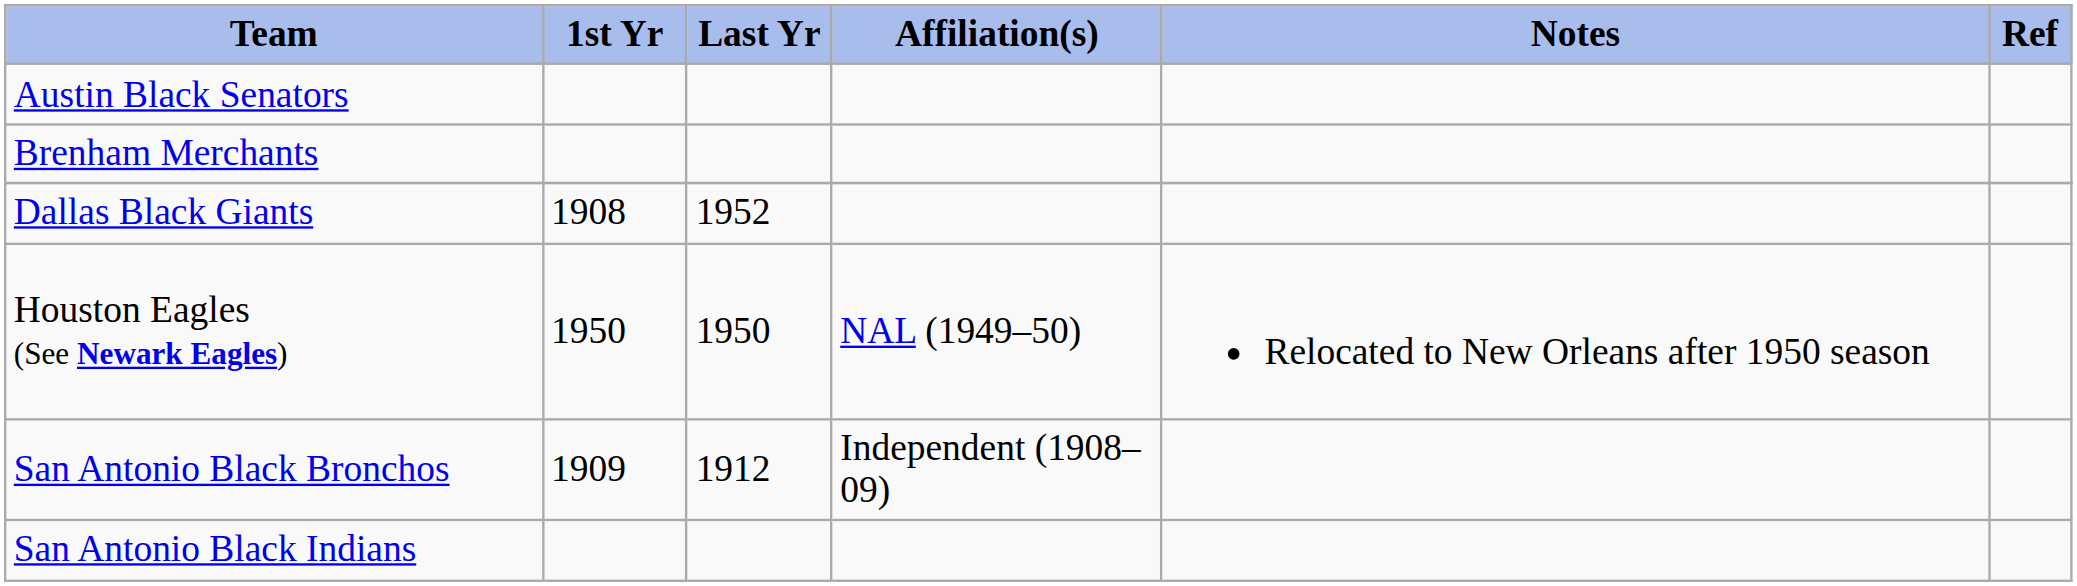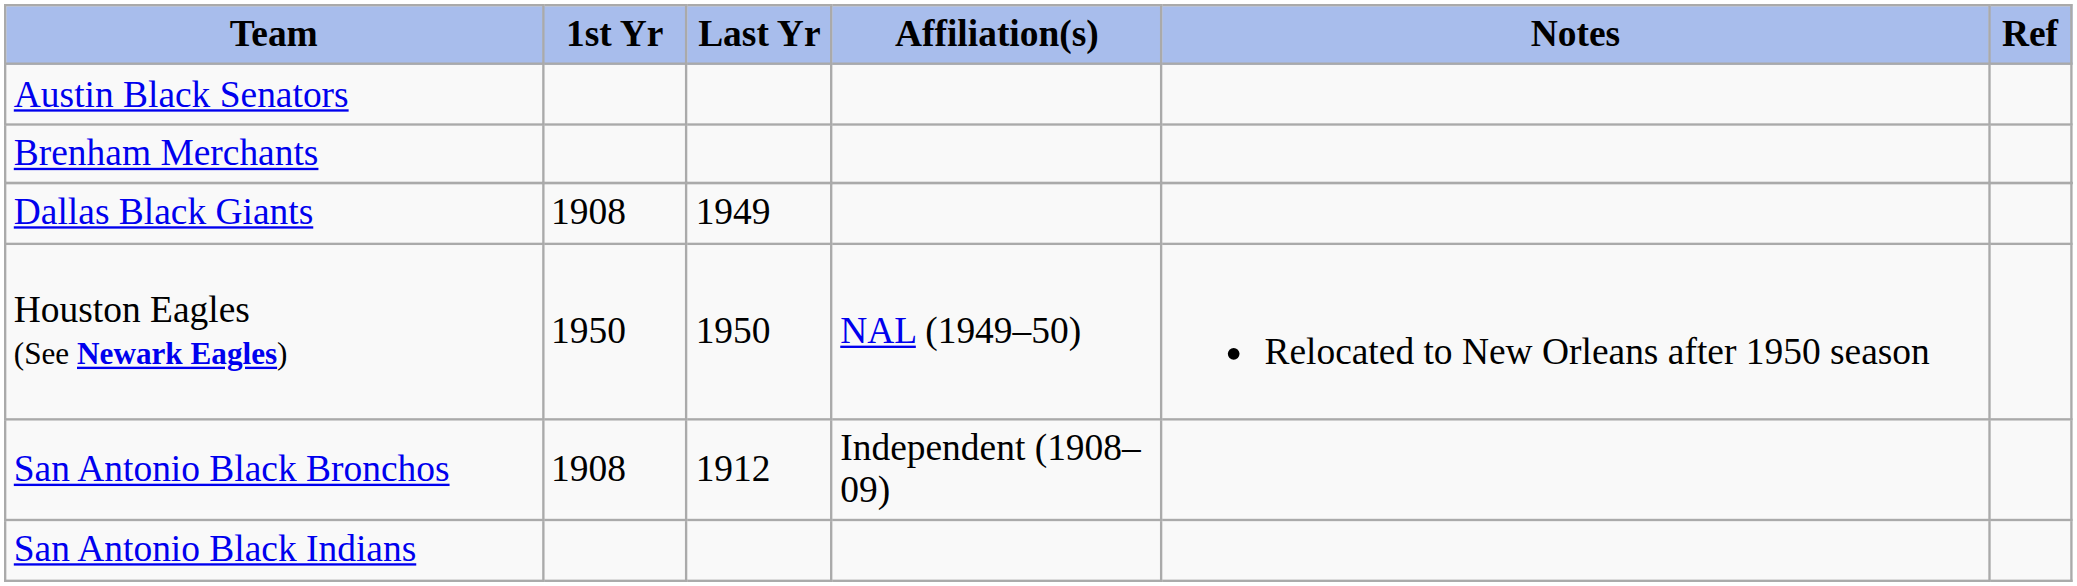(733, 212) 1952 -> (733, 212) 1949
(588, 469) 1909 -> (588, 469) 1908
